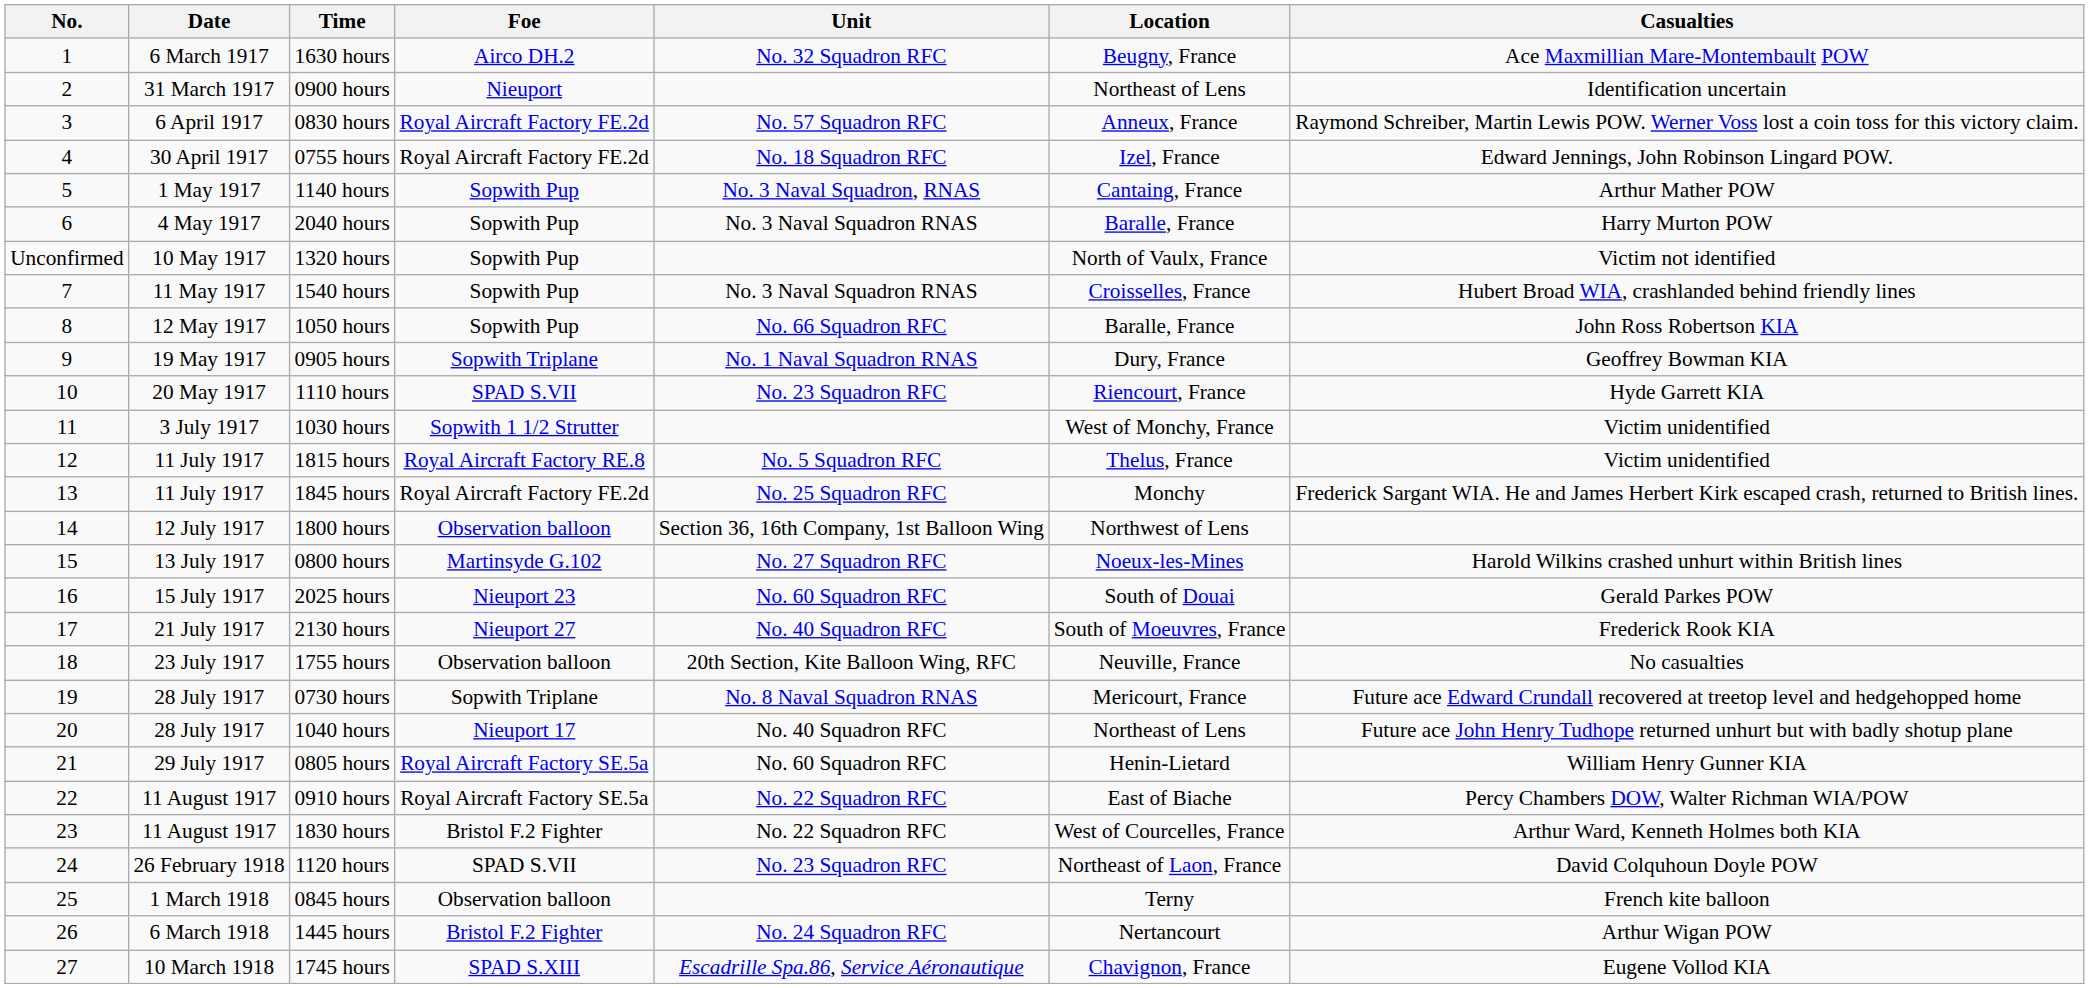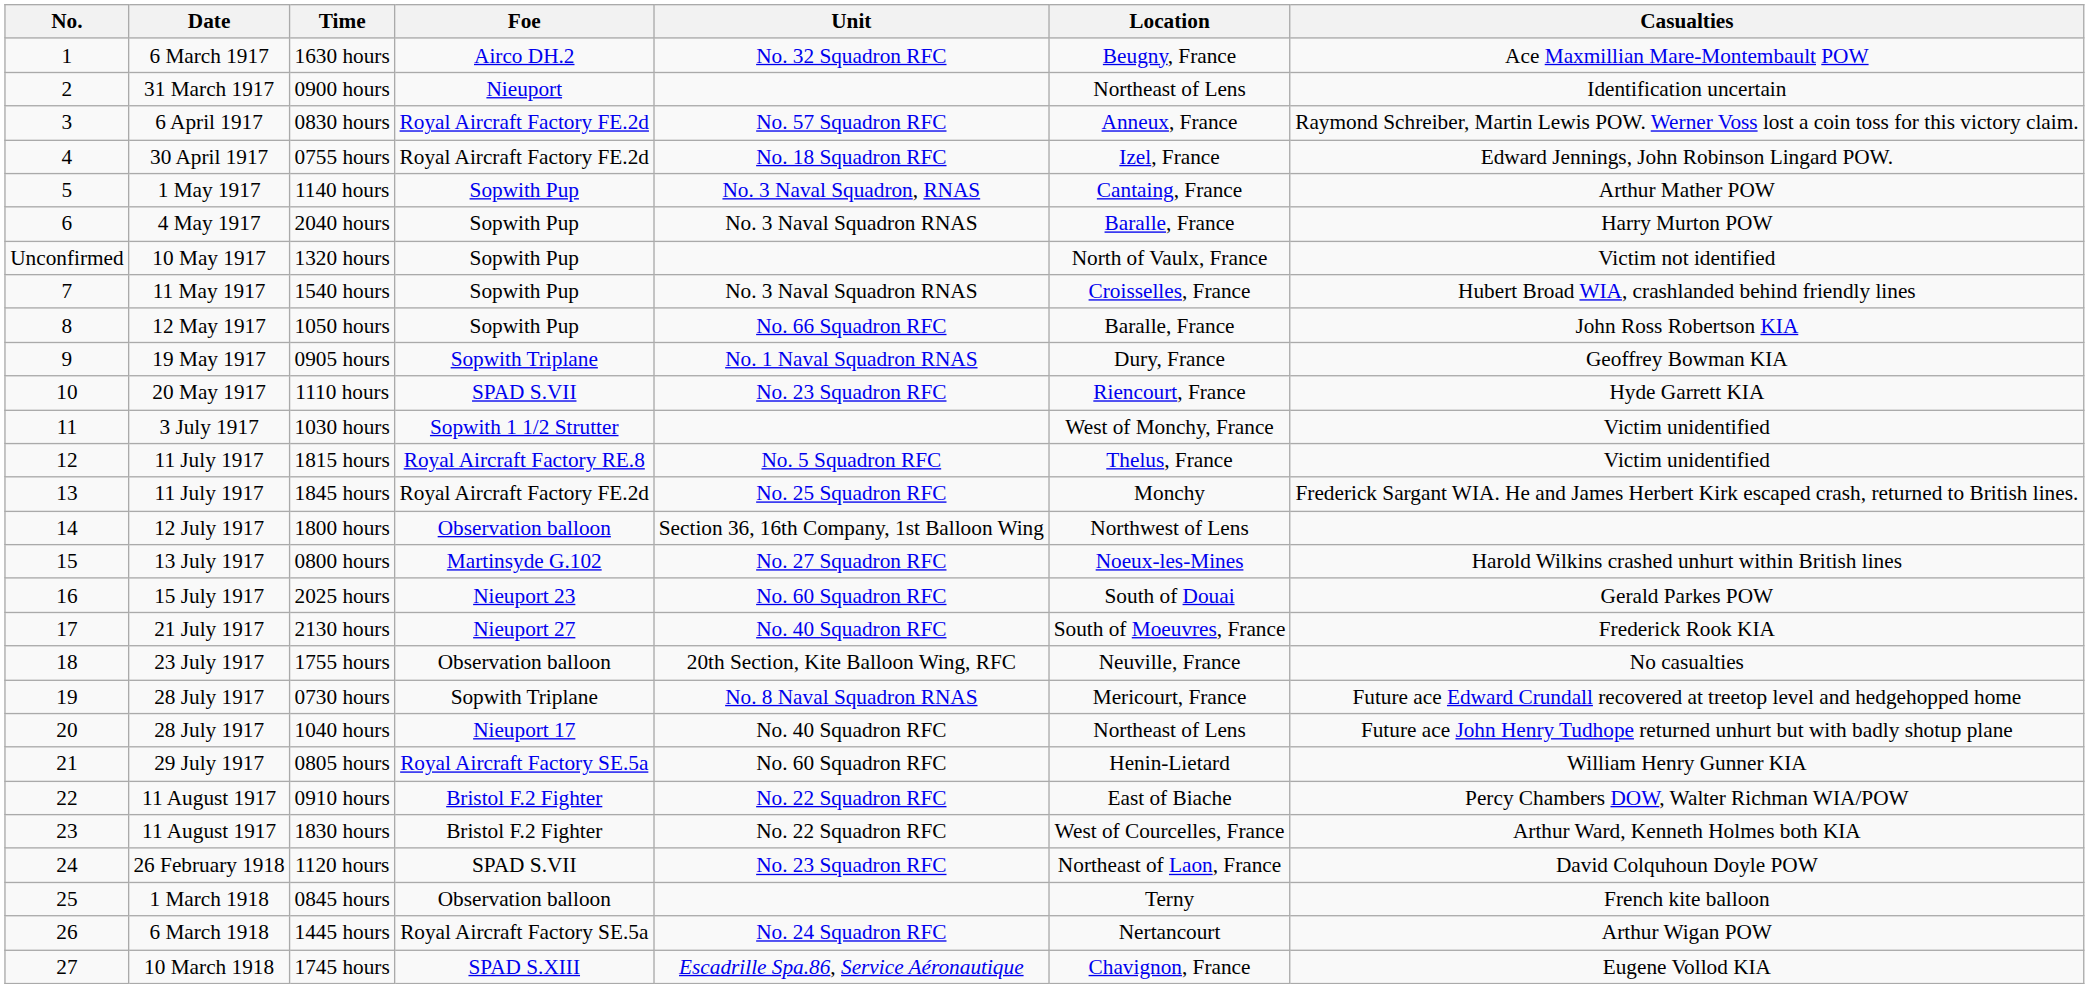(524, 797) Royal Aircraft Factory SE.5a -> (524, 797) Bristol F.2 Fighter
(524, 932) Bristol F.2 Fighter -> (524, 932) Royal Aircraft Factory SE.5a
